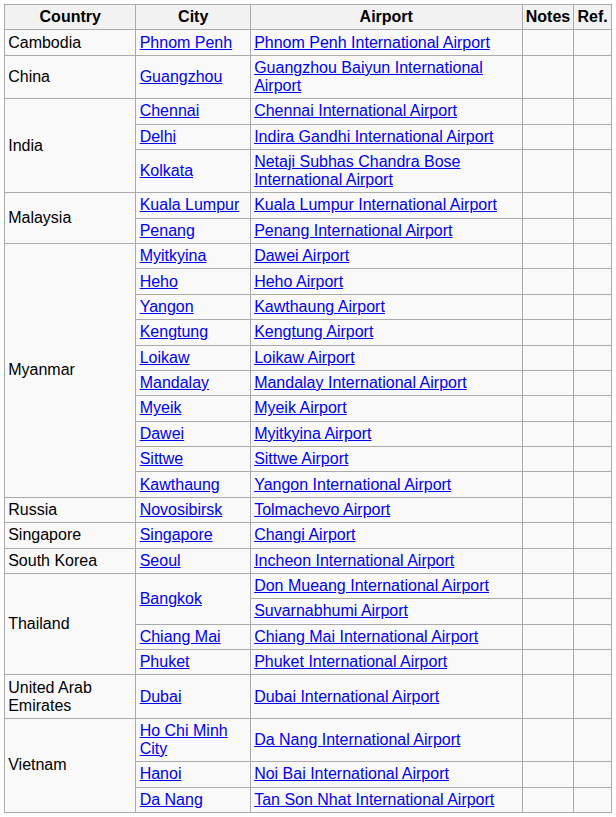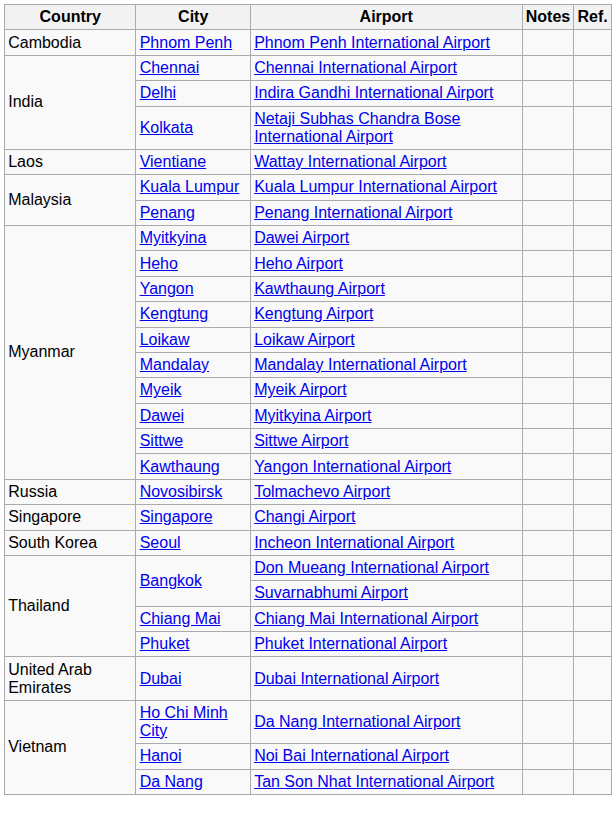- row: (368, 76)
+ row: (350, 162)
